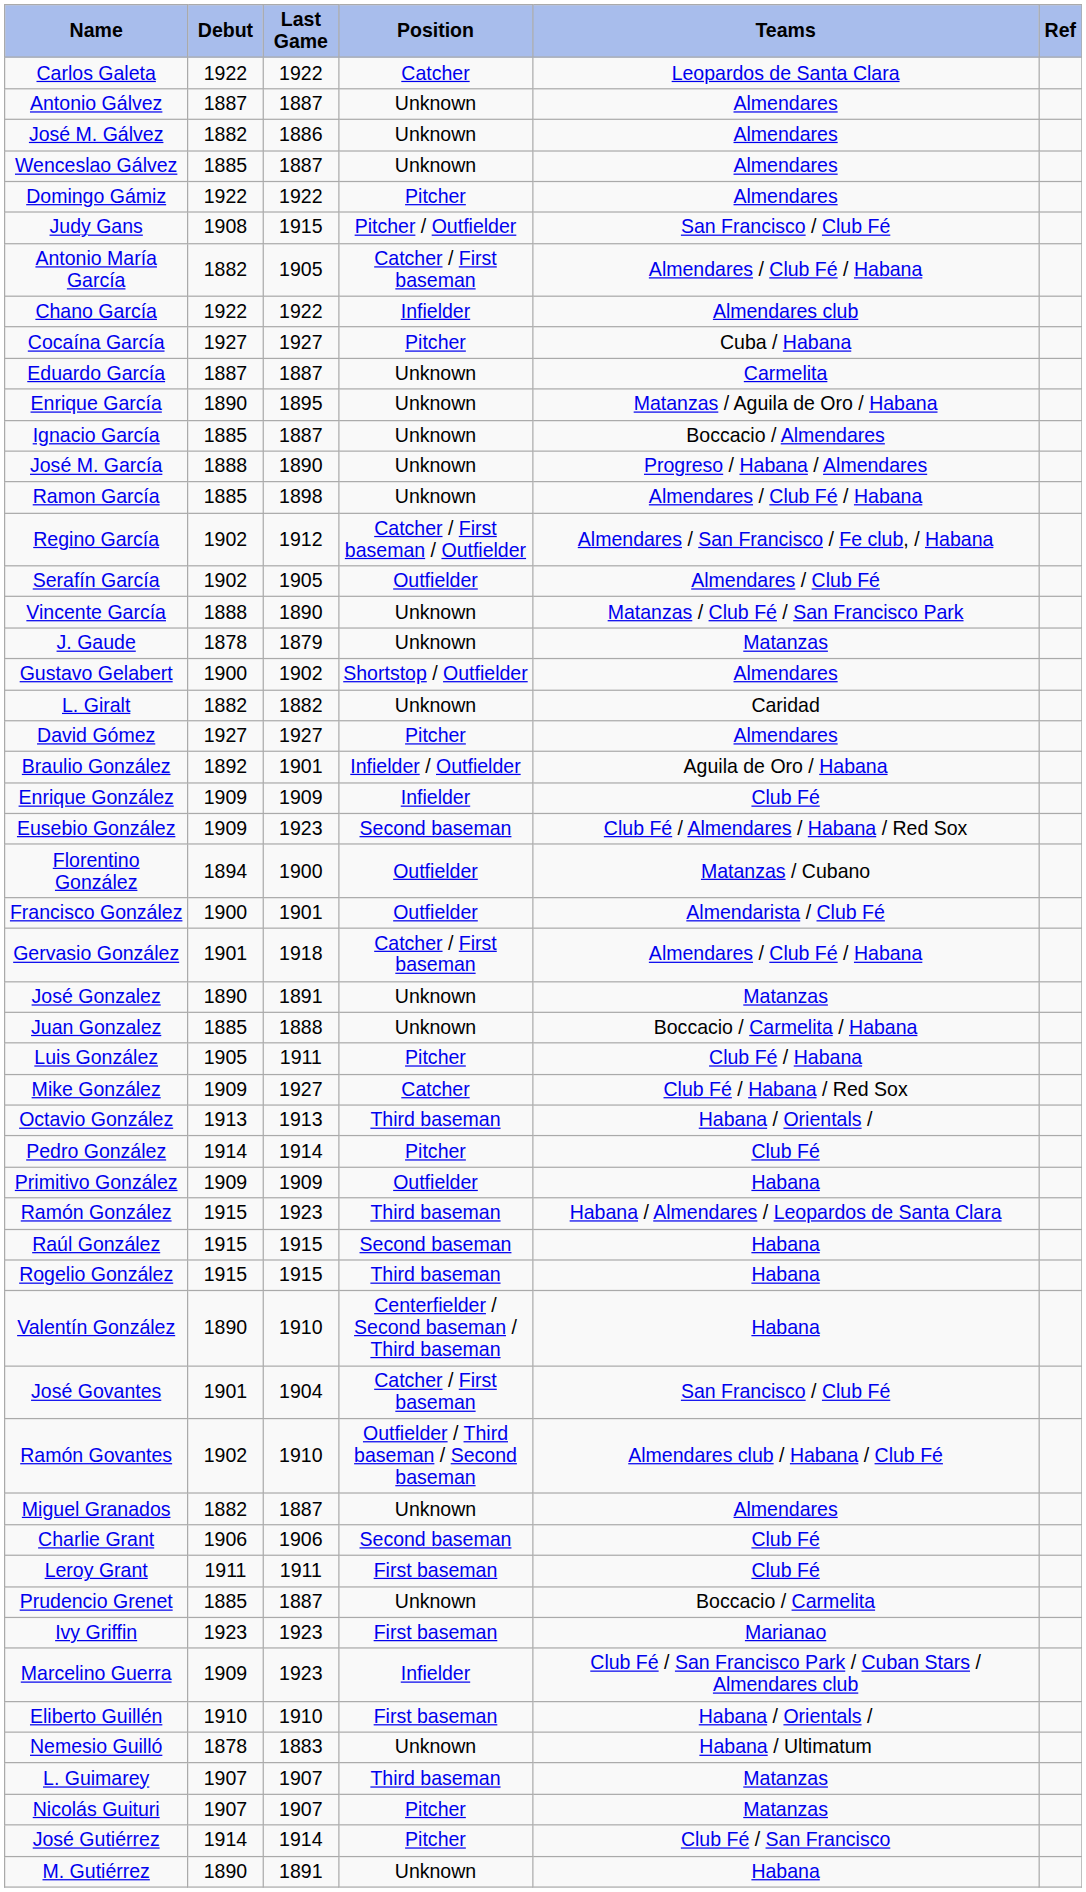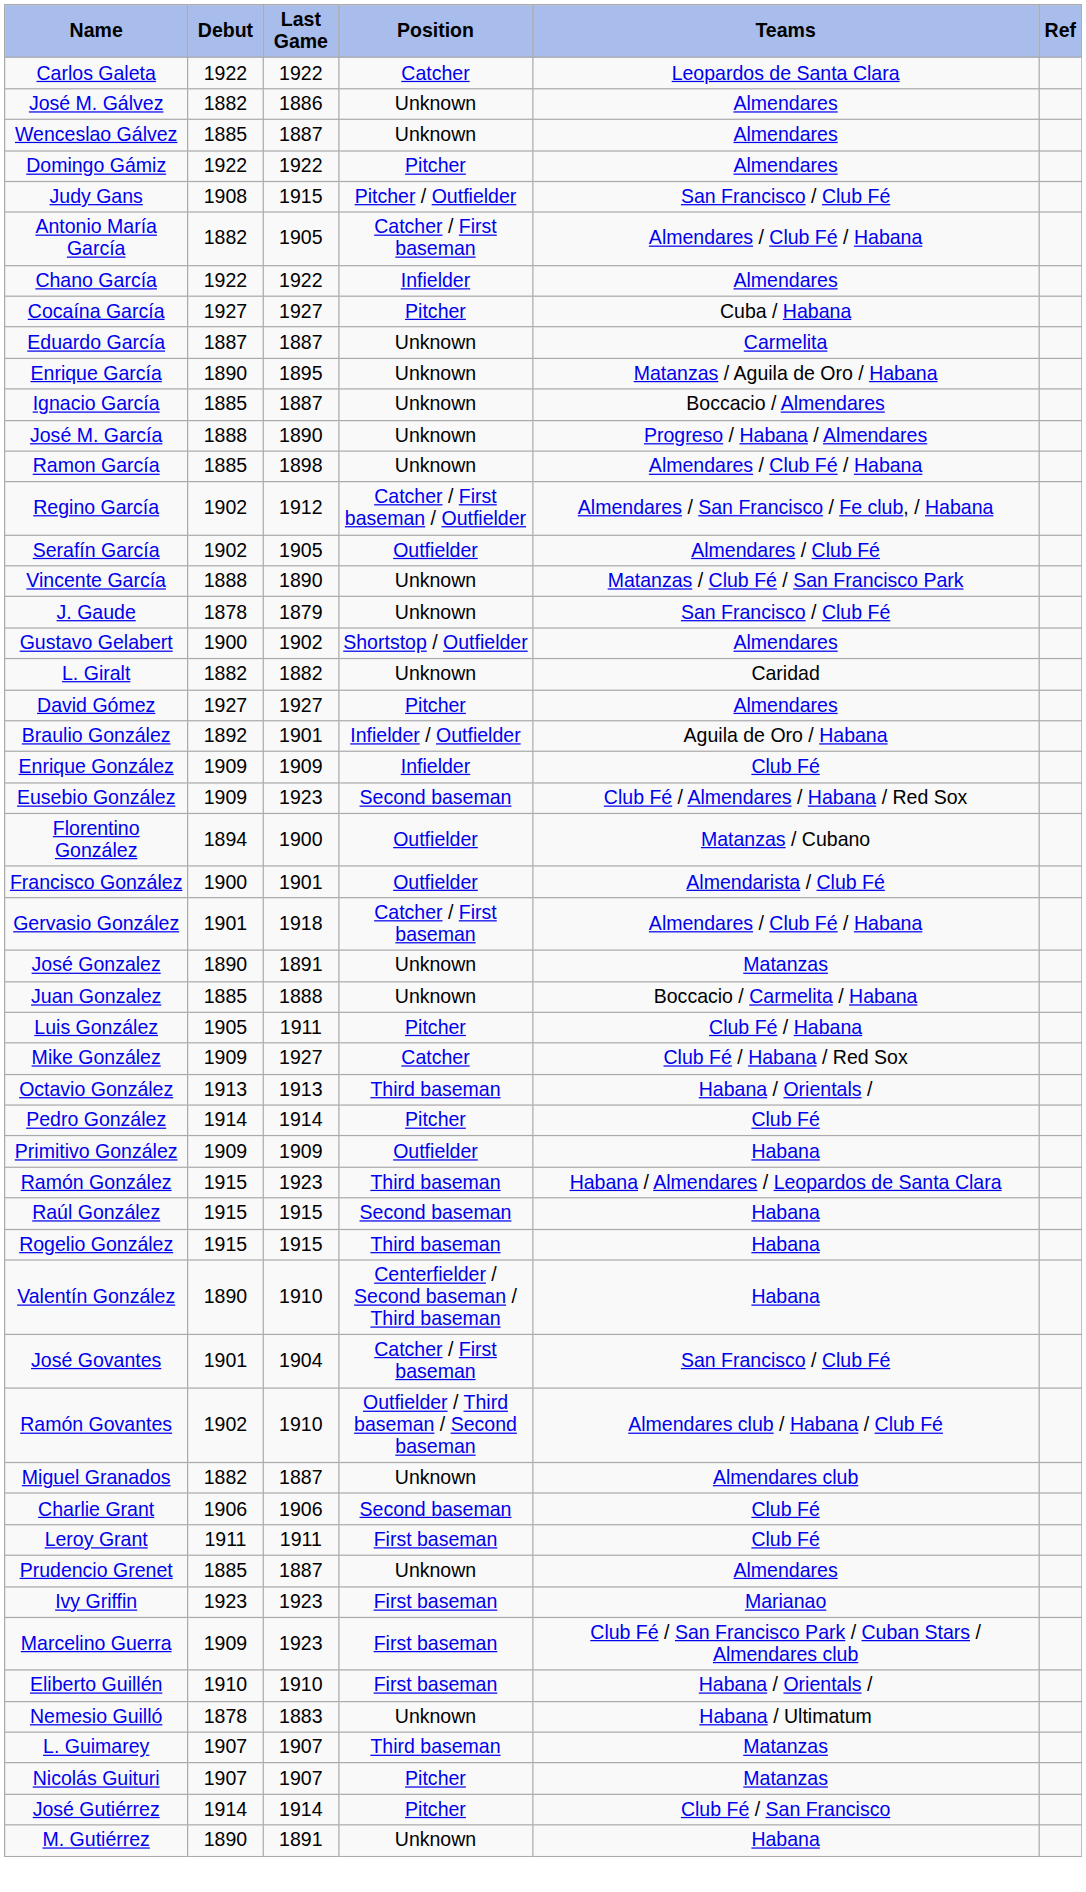- row: (96, 103)
(786, 311) Almendares club -> (786, 280) Almendares
(786, 643) Matanzas -> (786, 612) San Francisco / Club Fé
(786, 1508) Almendares -> (786, 1477) Almendares club
(786, 1601) Boccacio / Carmelita -> (786, 1570) Almendares
(435, 1674) Infielder -> (435, 1643) First baseman
